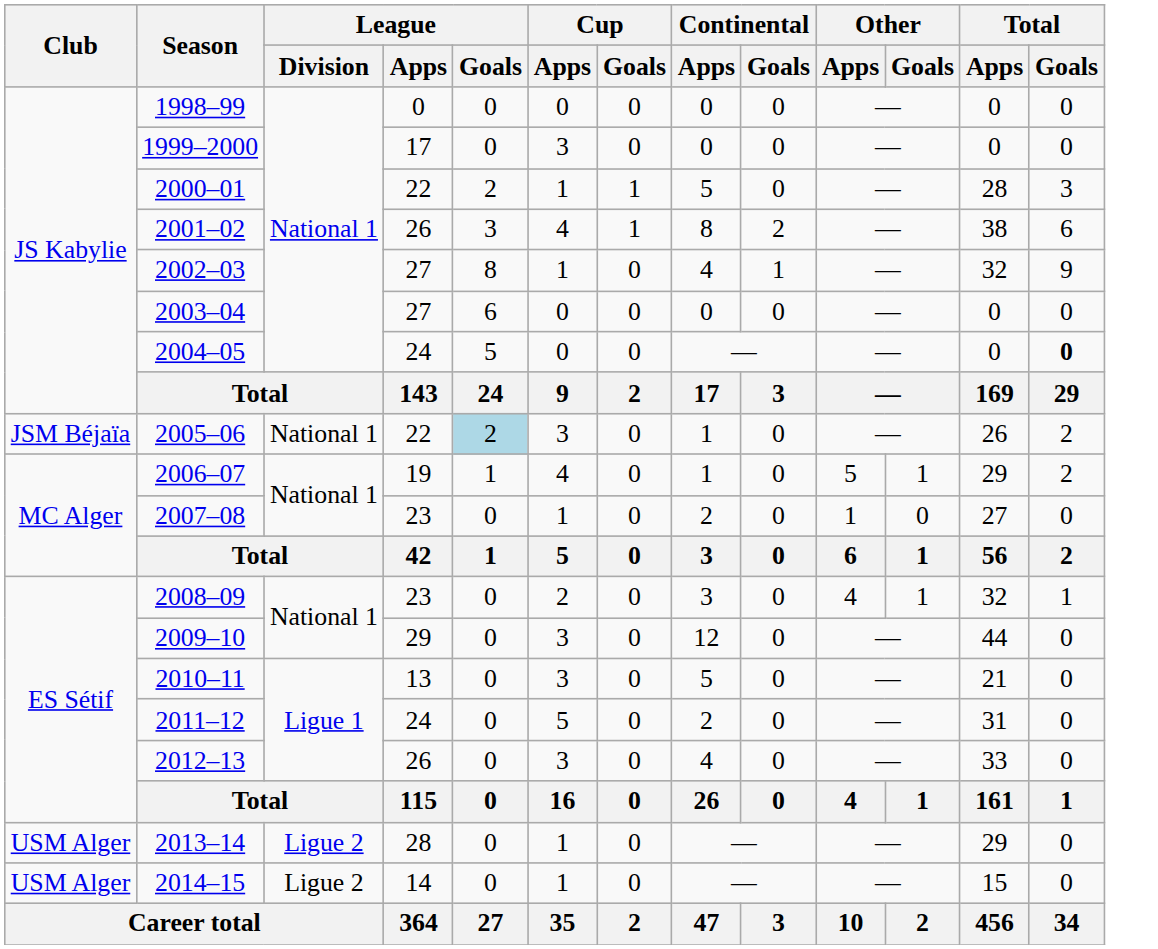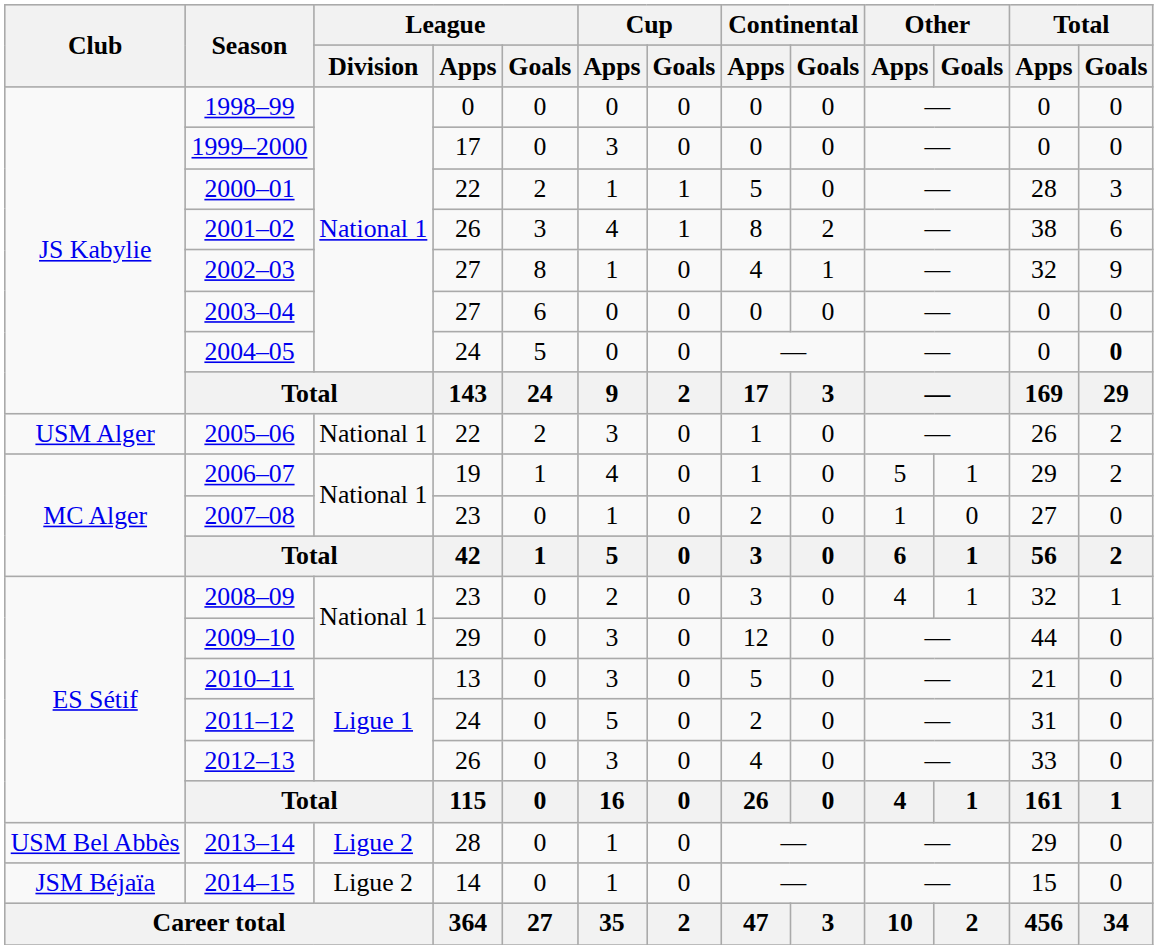(70, 433) JSM Béjaïa -> (95, 433) USM Alger
(490, 433) lightblue background -> (540, 433) no background
(71, 842) USM Alger -> (95, 842) USM Bel Abbès
(71, 882) USM Alger -> (95, 882) JSM Béjaïa
